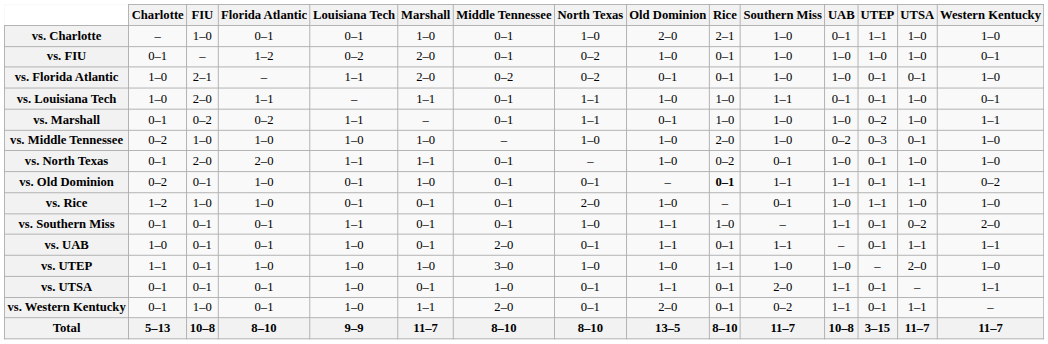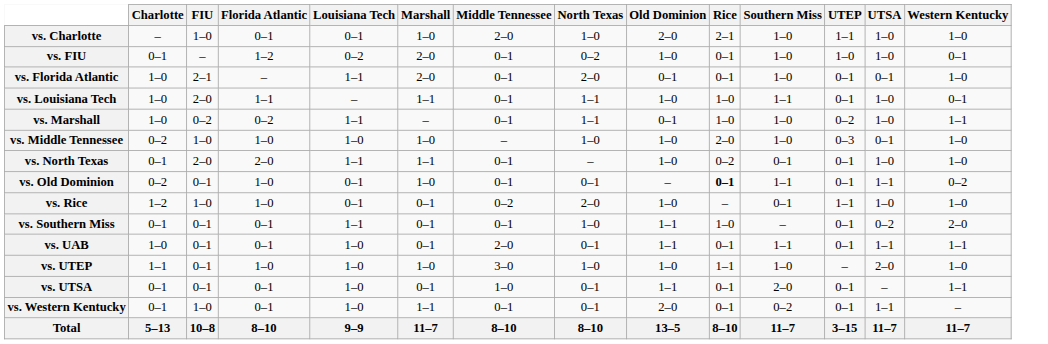- column: (841, 15)
(504, 36) 0–1 -> (504, 36) 2–0
(504, 78) 0–2 -> (504, 78) 0–1
(590, 78) 0–2 -> (590, 78) 2–0
(158, 119) 0–1 -> (158, 119) 1–0
(504, 203) 0–1 -> (504, 203) 0–2
(504, 307) 2–0 -> (504, 307) 0–1
